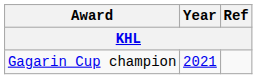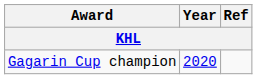(200, 62) 2021 -> (200, 62) 2020
